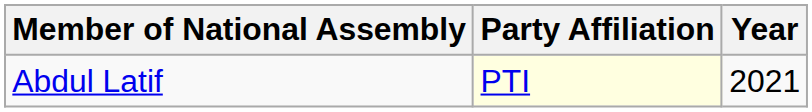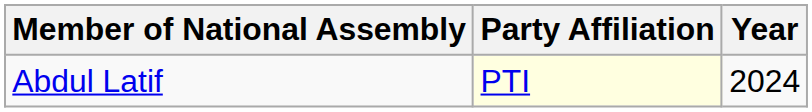(765, 80) 2021 -> (765, 80) 2024
